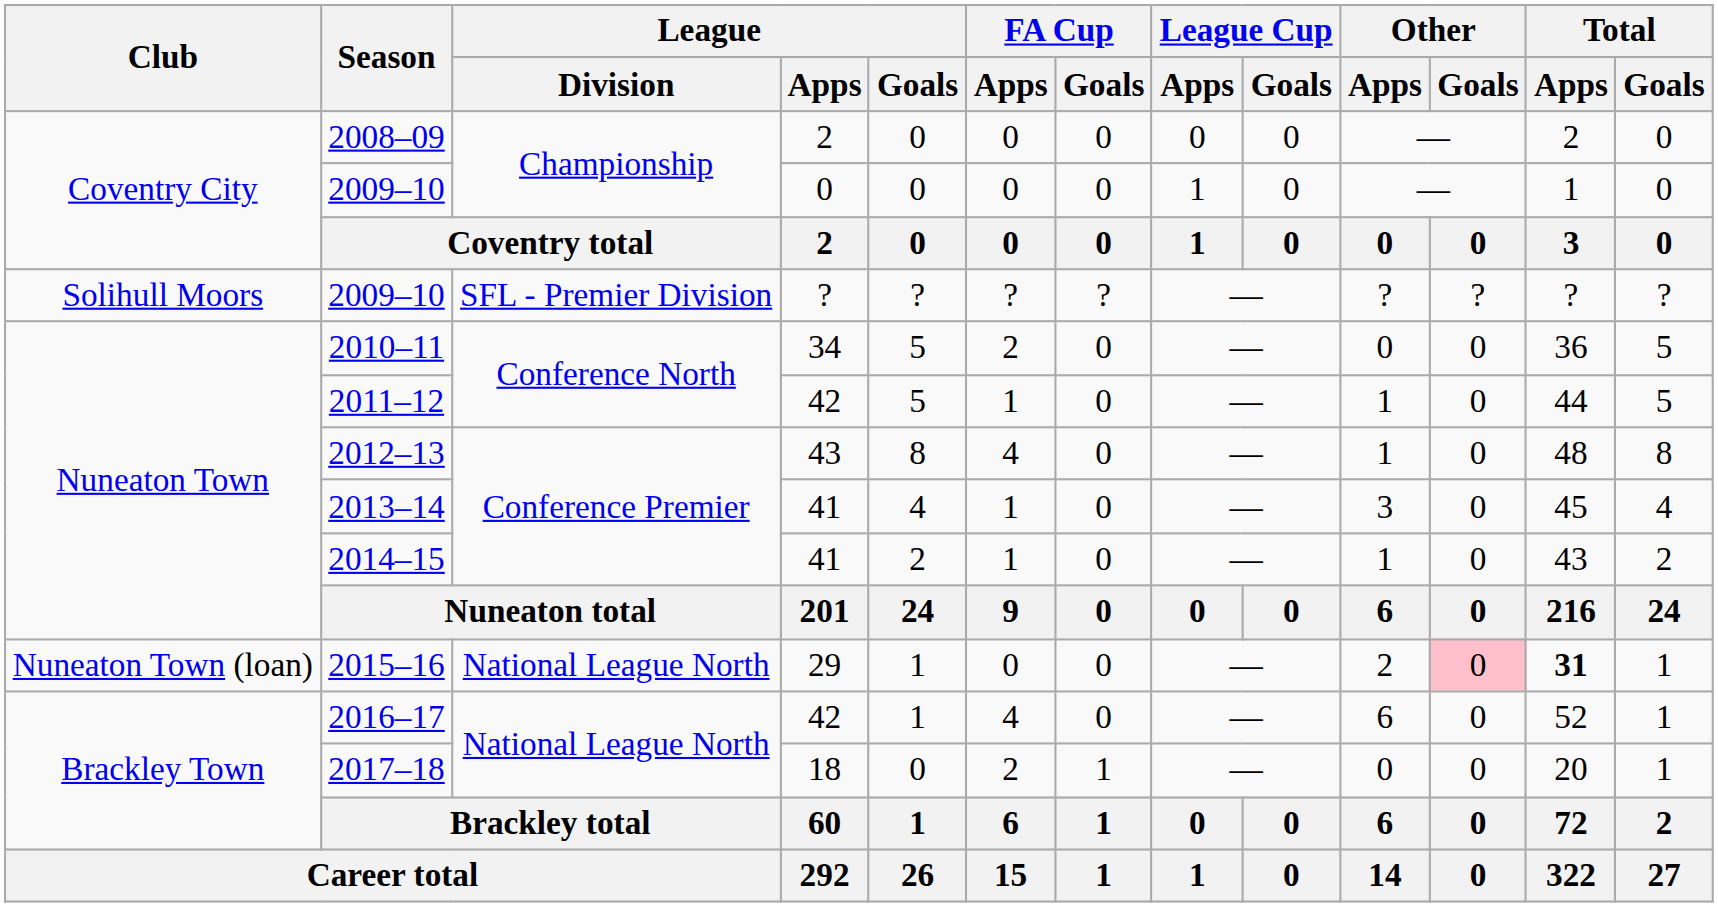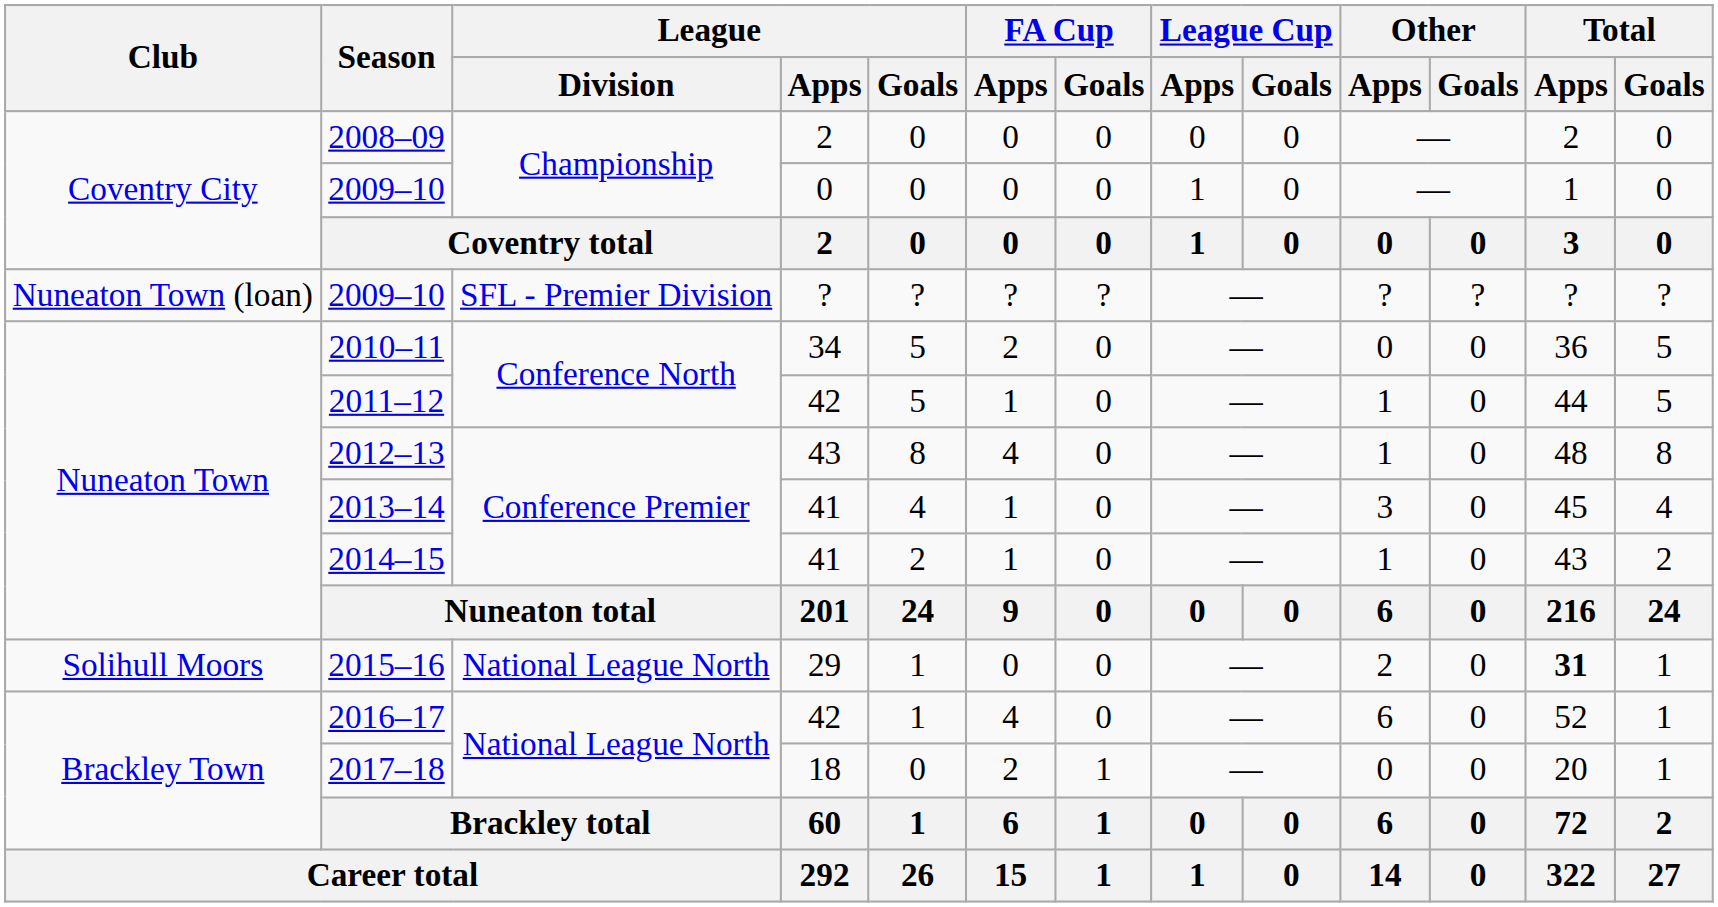(163, 294) Solihull Moors -> (163, 294) Nuneaton Town (loan)
(163, 664) Nuneaton Town (loan) -> (163, 664) Solihull Moors
(1478, 664) pink background -> (1478, 664) no background
